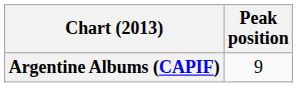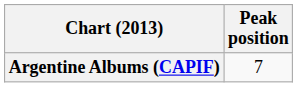(258, 67) 9 -> (258, 67) 7
